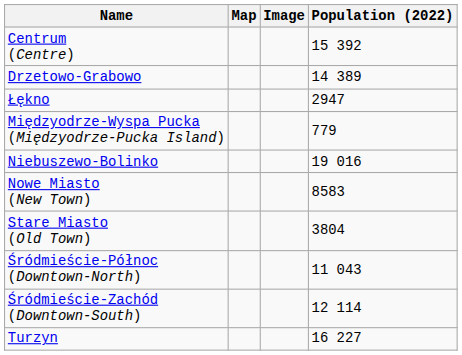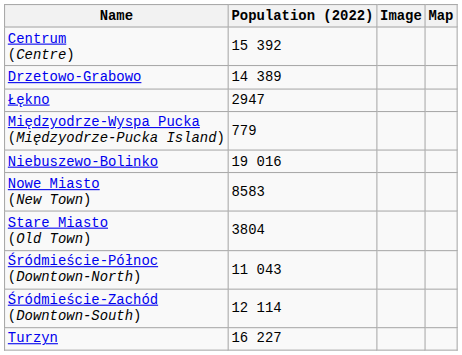columns swapped: (383, 16) <-> (244, 16)
